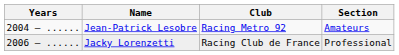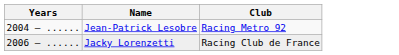- column: (358, 12)
